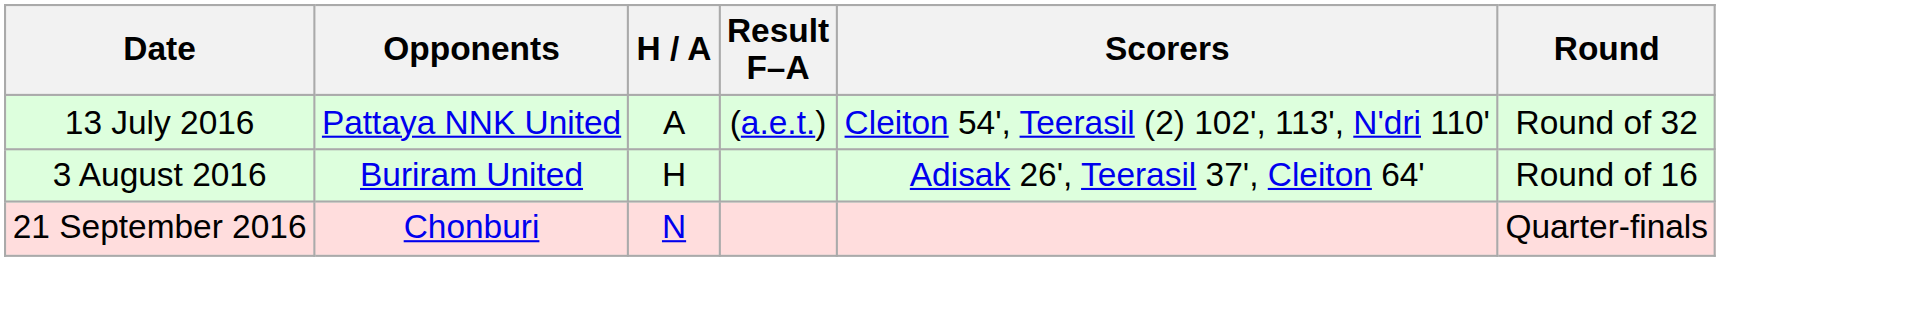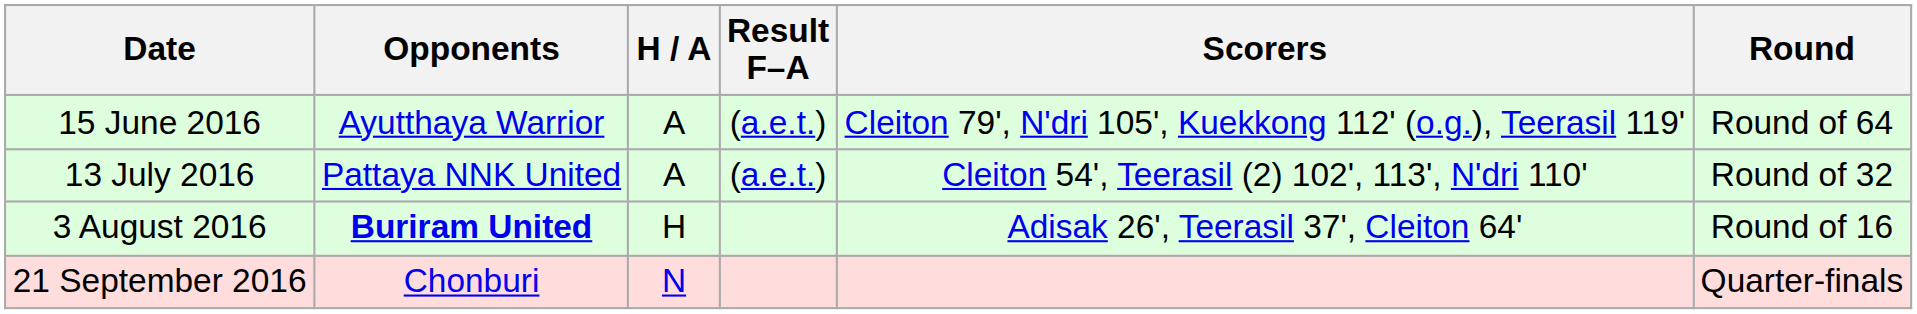+ row: (160, 121)
(472, 174) normal -> (472, 227) bold
